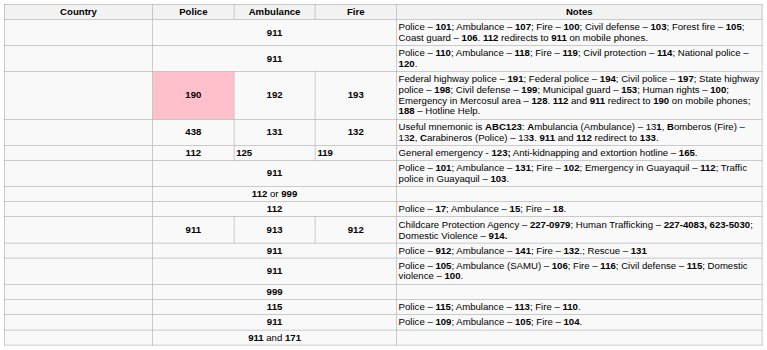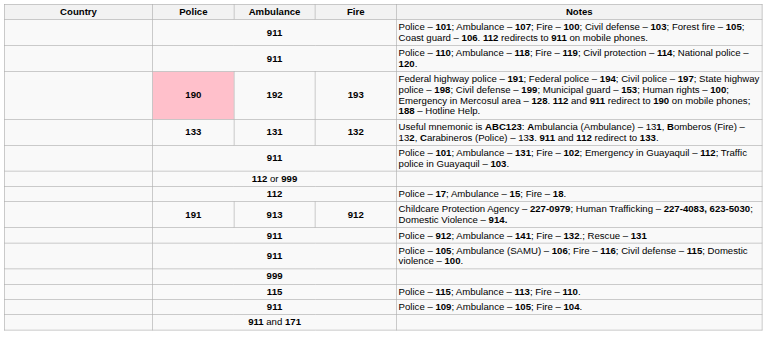(193, 132) 438 -> (193, 132) 133
- row: (244, 153)
(193, 230) 911 -> (193, 214) 191
